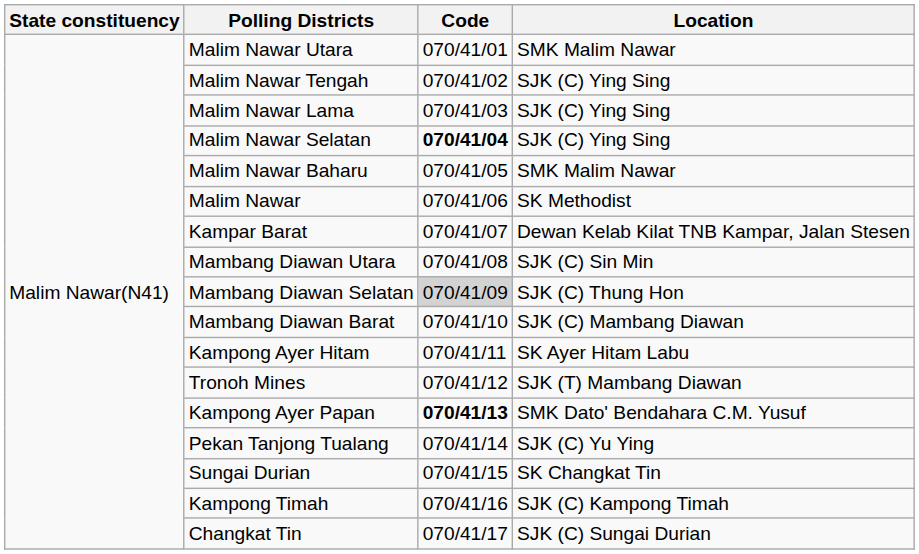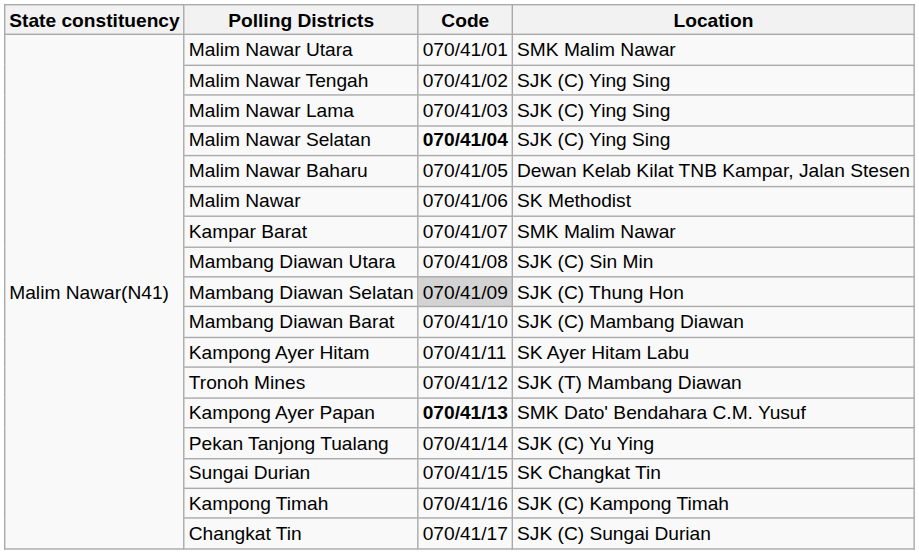(596, 171) SMK Malim Nawar -> (713, 171) Dewan Kelab Kilat TNB Kampar, Jalan Stesen
(713, 231) Dewan Kelab Kilat TNB Kampar, Jalan Stesen -> (596, 231) SMK Malim Nawar
